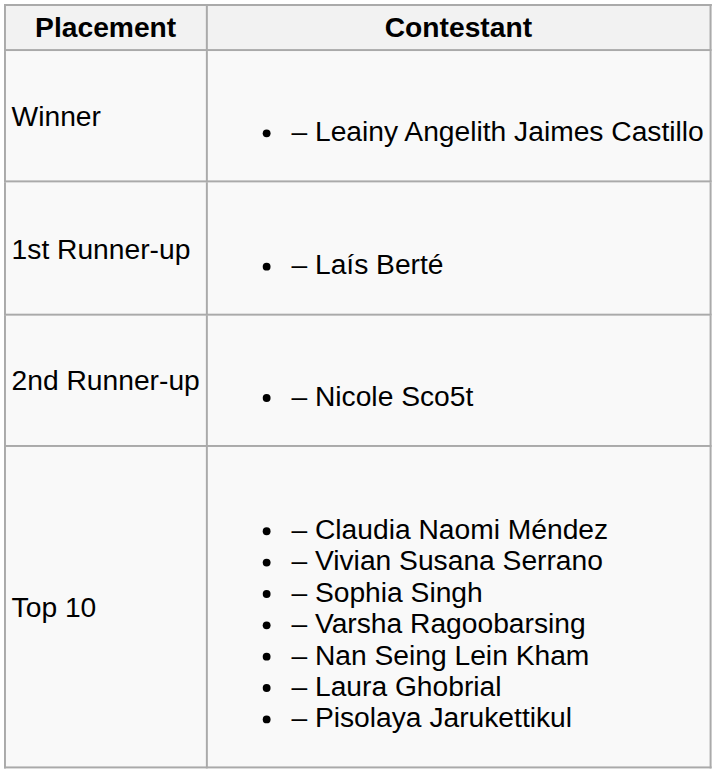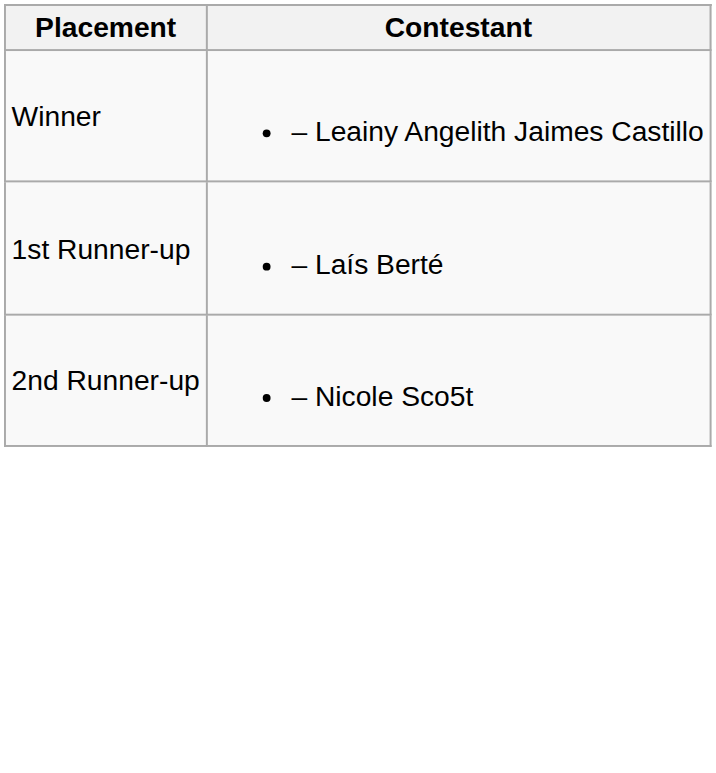- row: (54, 607)
